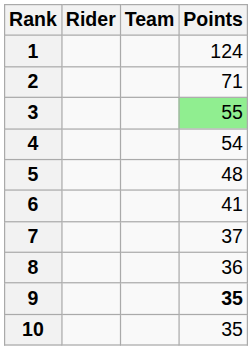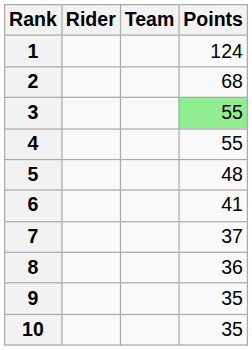(232, 81) 71 -> (232, 81) 68
(232, 143) 54 -> (232, 143) 55
(232, 298) bold -> (232, 298) normal
